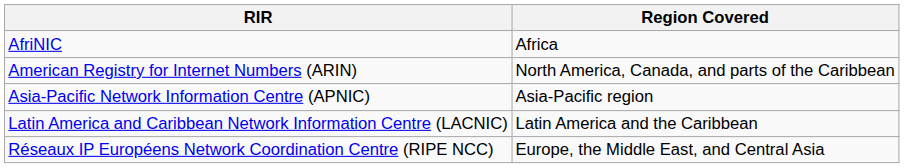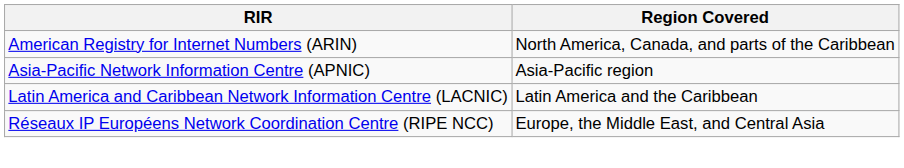- row: (35, 44)
